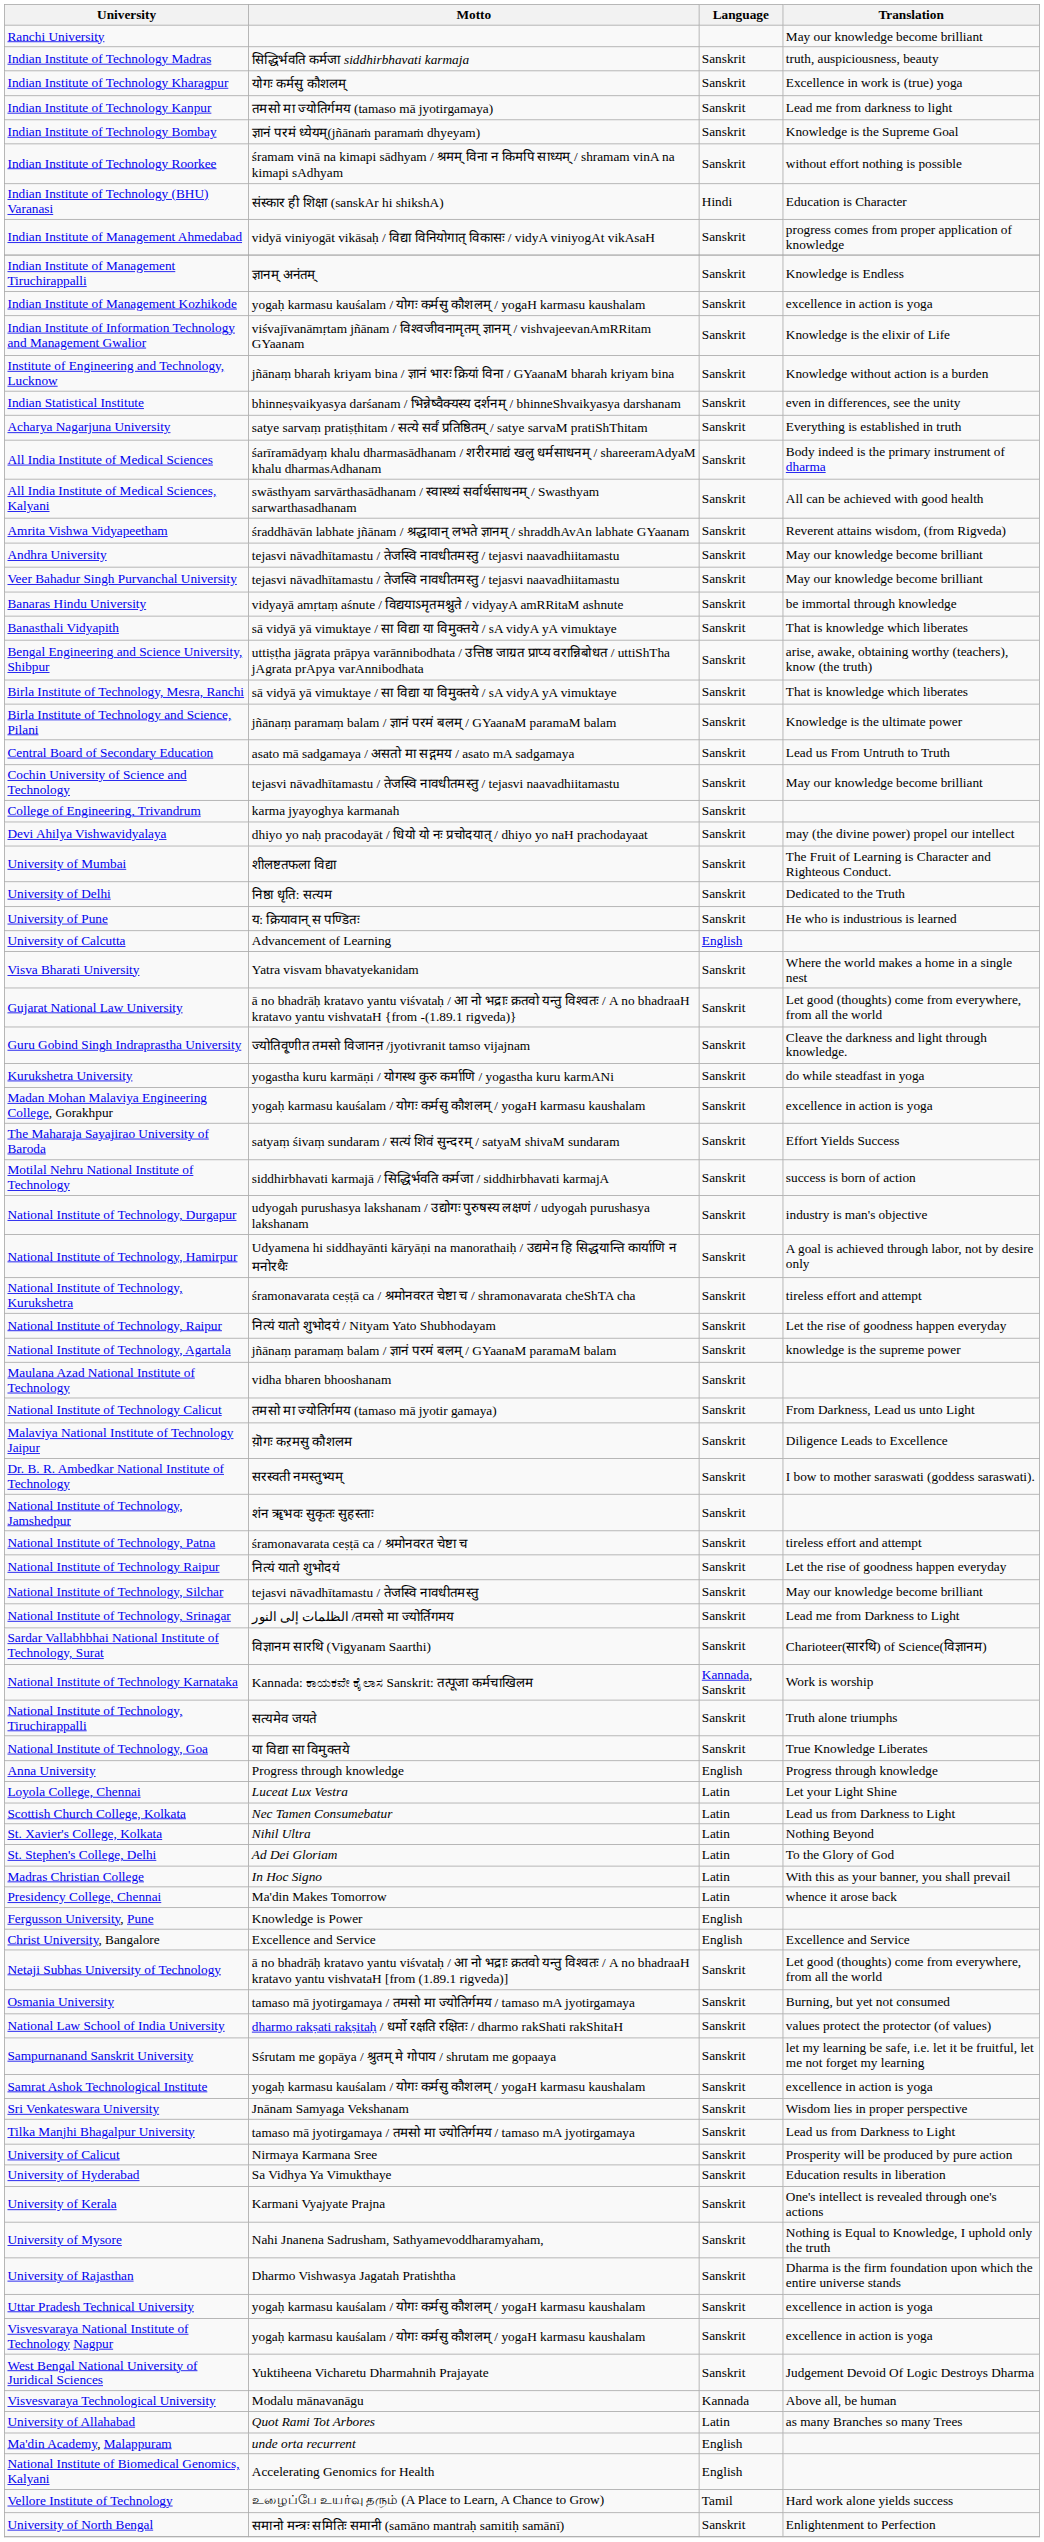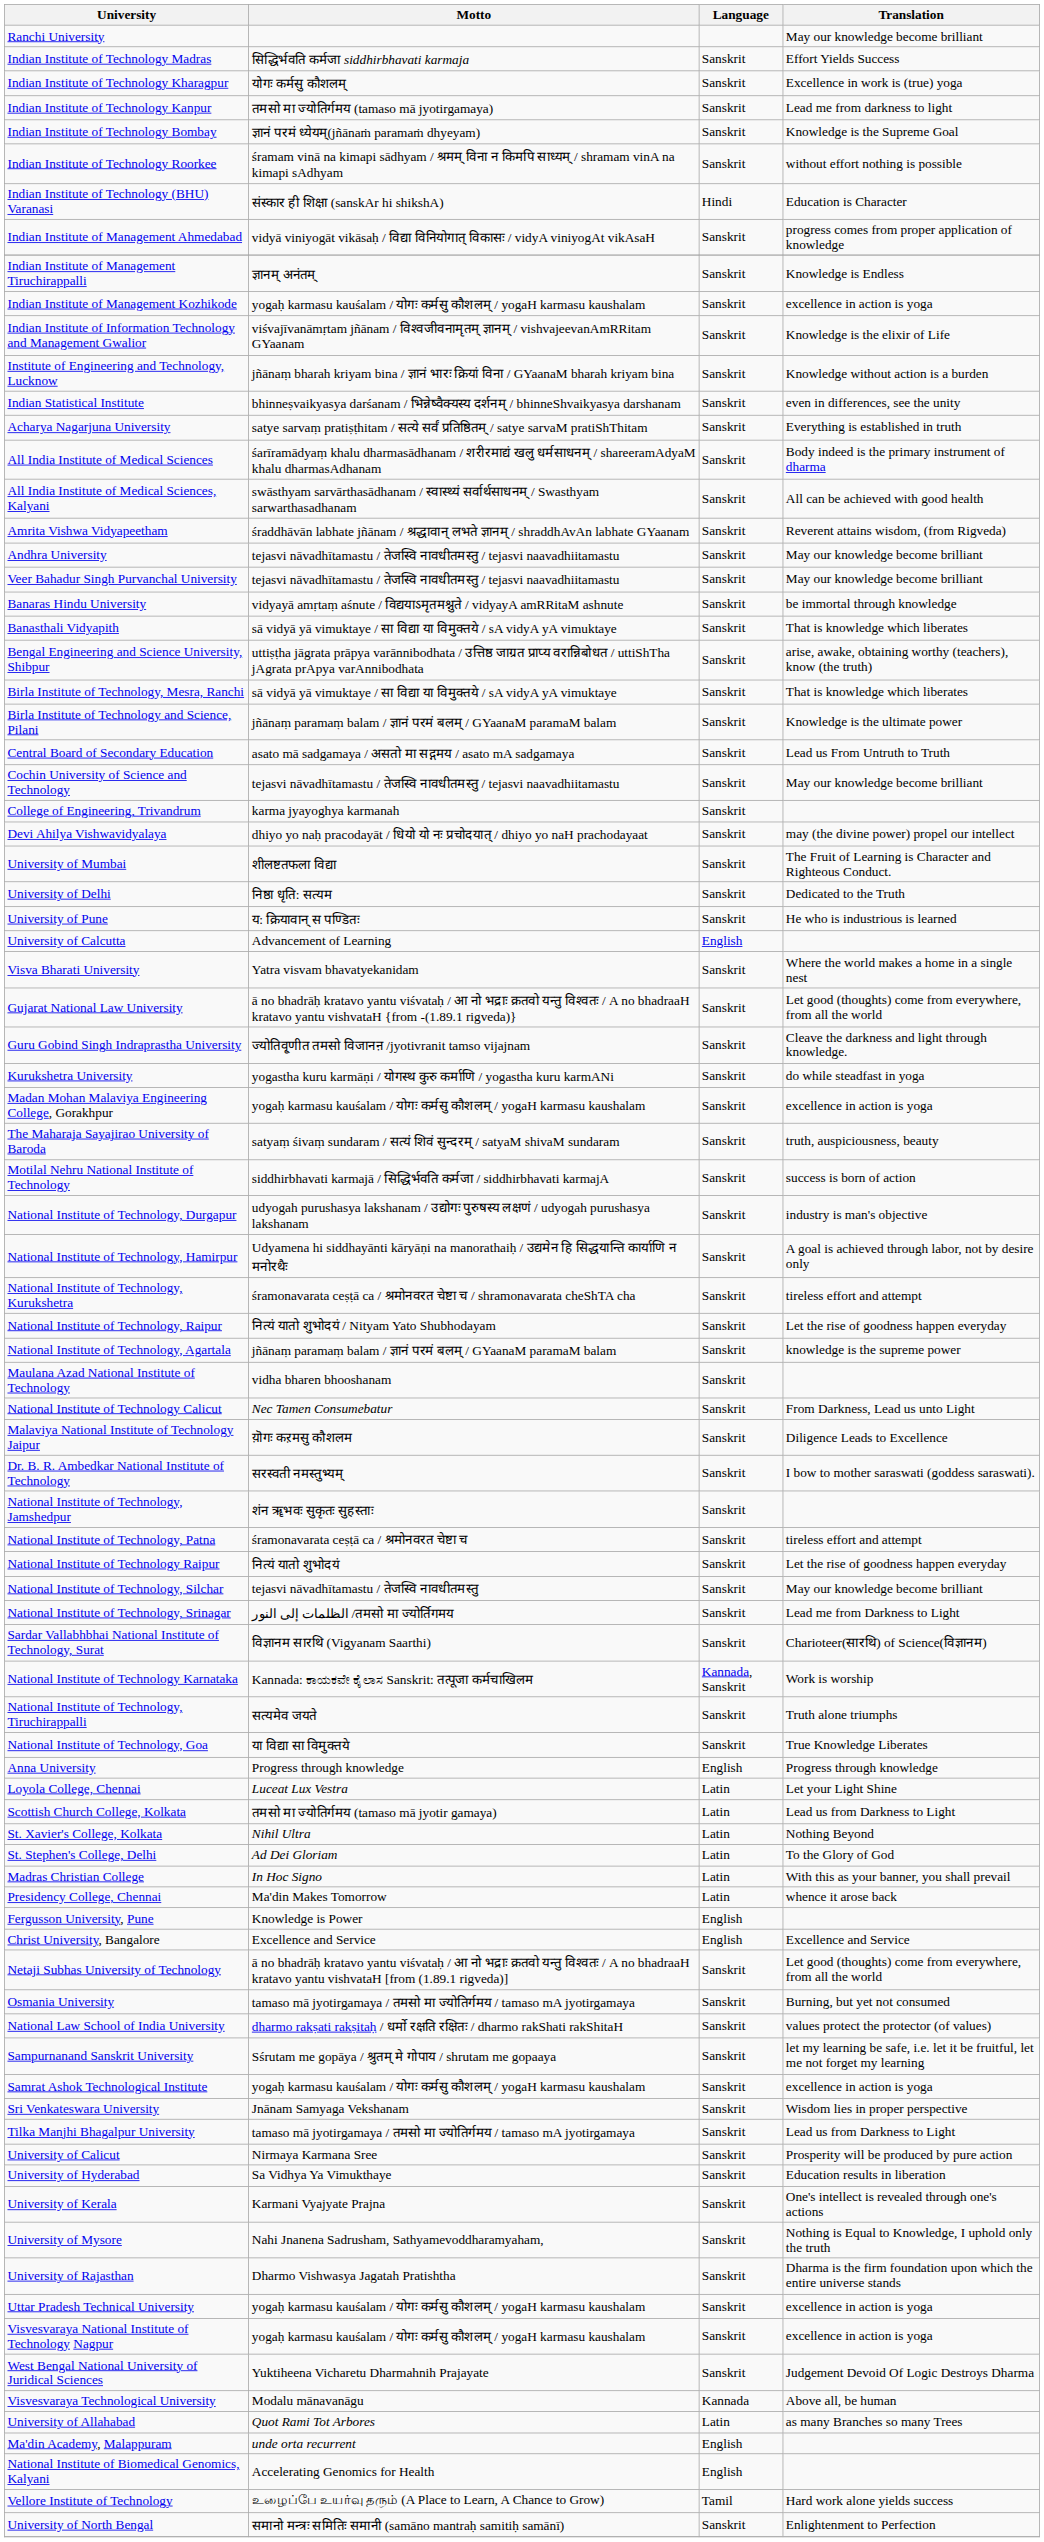(862, 58) truth, auspiciousness, beauty -> (843, 58) Effort Yields Success
(843, 1141) Effort Yields Success -> (862, 1141) truth, auspiciousness, beauty
(374, 1411) तमसो मा ज्योतिर्गमय (tamaso mā jyotir gamaya) -> (322, 1408) Nec Tamen Consumebatur
(322, 1813) Nec Tamen Consumebatur -> (374, 1812) तमसो मा ज्योतिर्गमय (tamaso mā jyotir gamaya)
